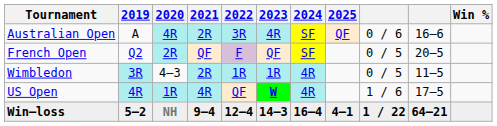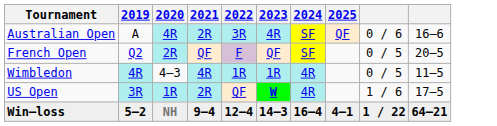- column: (471, 14)
(135, 73) 3R -> (135, 73) 4R
(204, 73) 2R -> (204, 73) 4R
(135, 92) 4R -> (135, 92) 3R
(204, 92) 4R -> (204, 92) 2R
